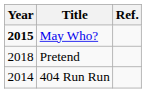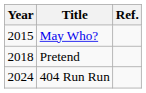(21, 35) bold -> (21, 35) normal
(21, 77) 2014 -> (21, 77) 2024
